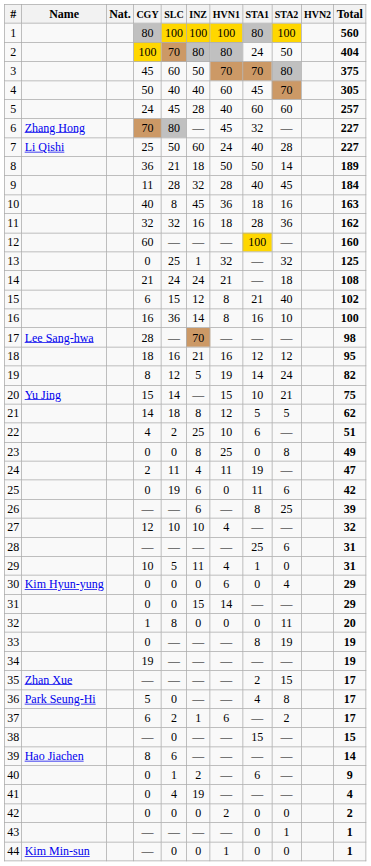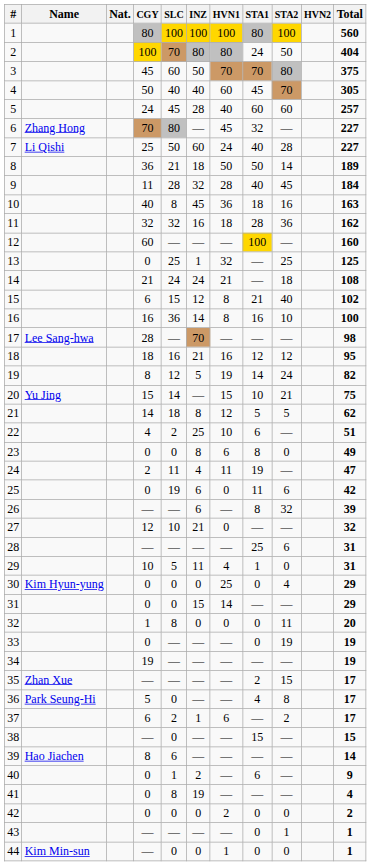(287, 261) 32 -> (287, 261) 25
(226, 451) 25 -> (226, 451) 6
(257, 451) 0 -> (257, 451) 8
(287, 451) 8 -> (287, 451) 0
(287, 508) 25 -> (287, 508) 32
(198, 527) 10 -> (198, 527) 21
(226, 527) 4 -> (226, 527) 0
(226, 584) 6 -> (226, 584) 25
(257, 642) 8 -> (257, 642) 0
(174, 794) 4 -> (174, 794) 8
